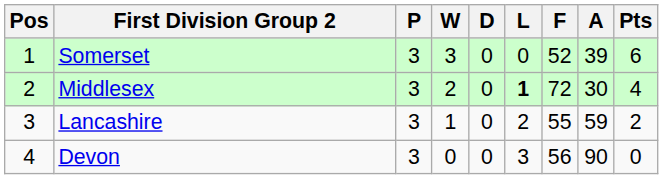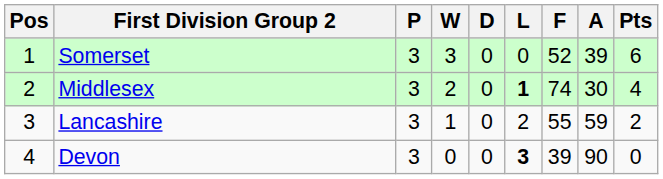(560, 88) 72 -> (560, 88) 74
(523, 156) normal -> (523, 156) bold
(560, 156) 56 -> (560, 156) 39
